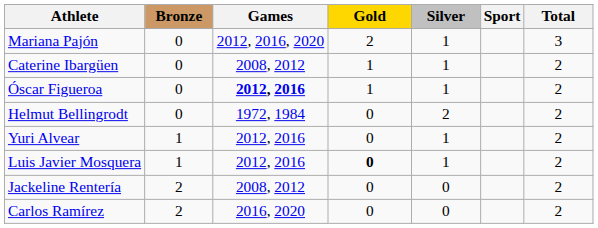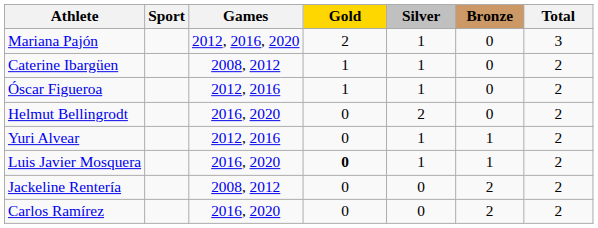columns swapped: (502, 16) <-> (179, 16)
(270, 89) bold -> (246, 89) normal
(270, 114) 1972, 1984 -> (246, 114) 2016, 2020
(270, 162) 2012, 2016 -> (246, 162) 2016, 2020
